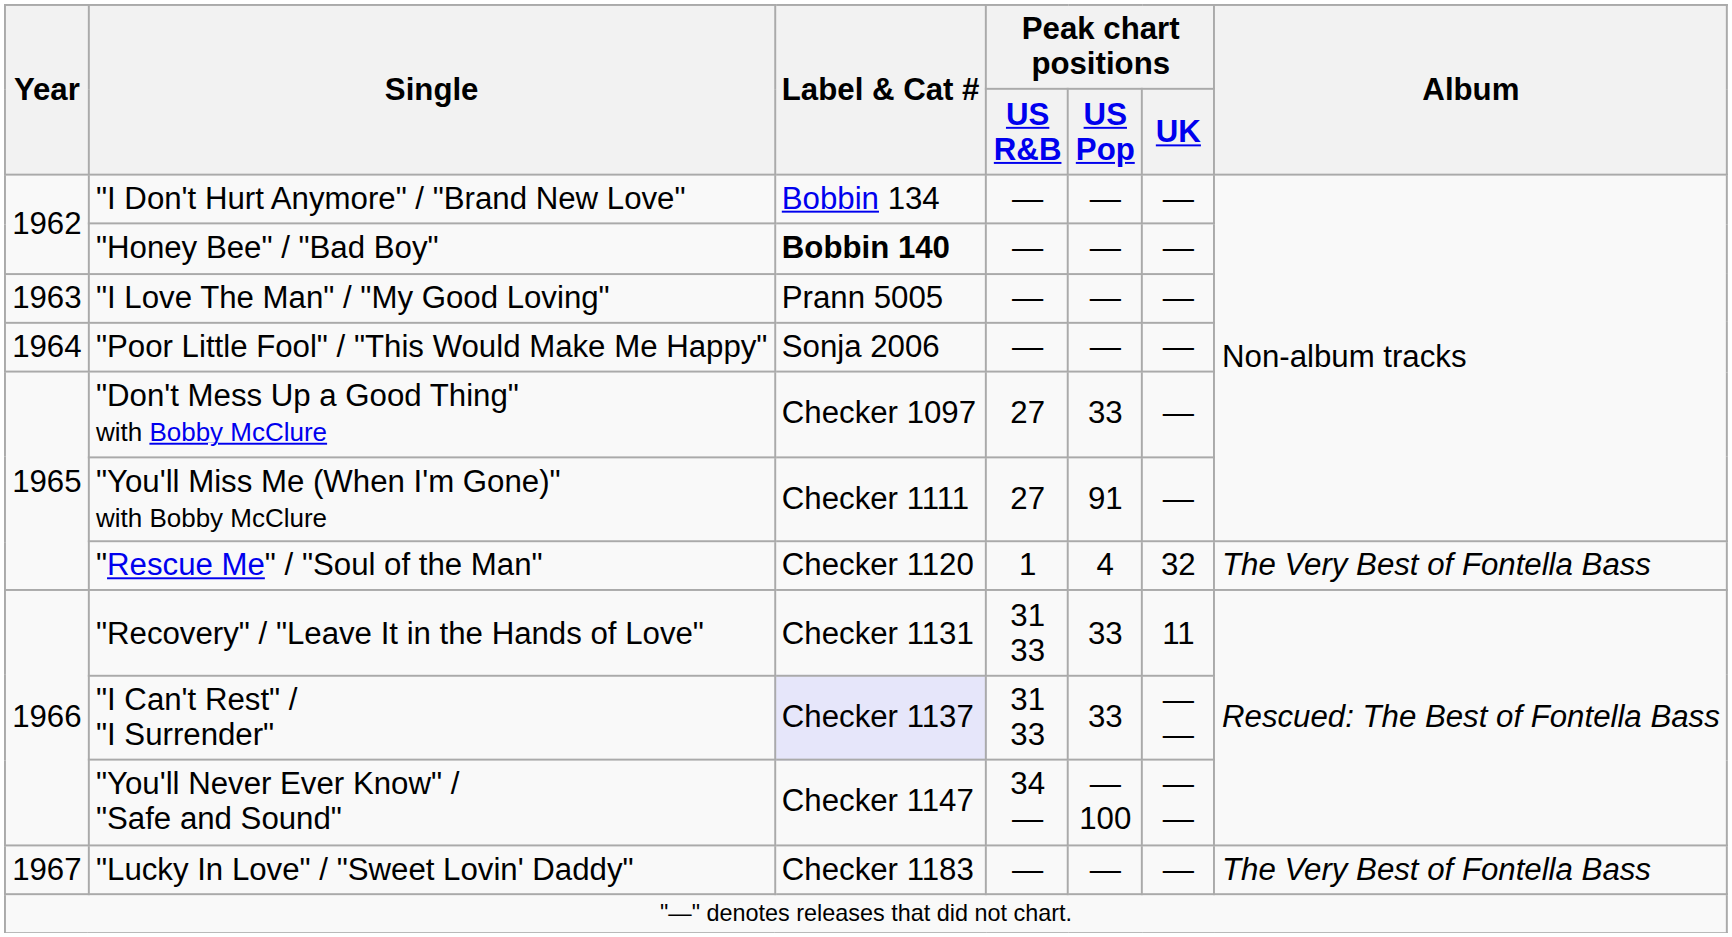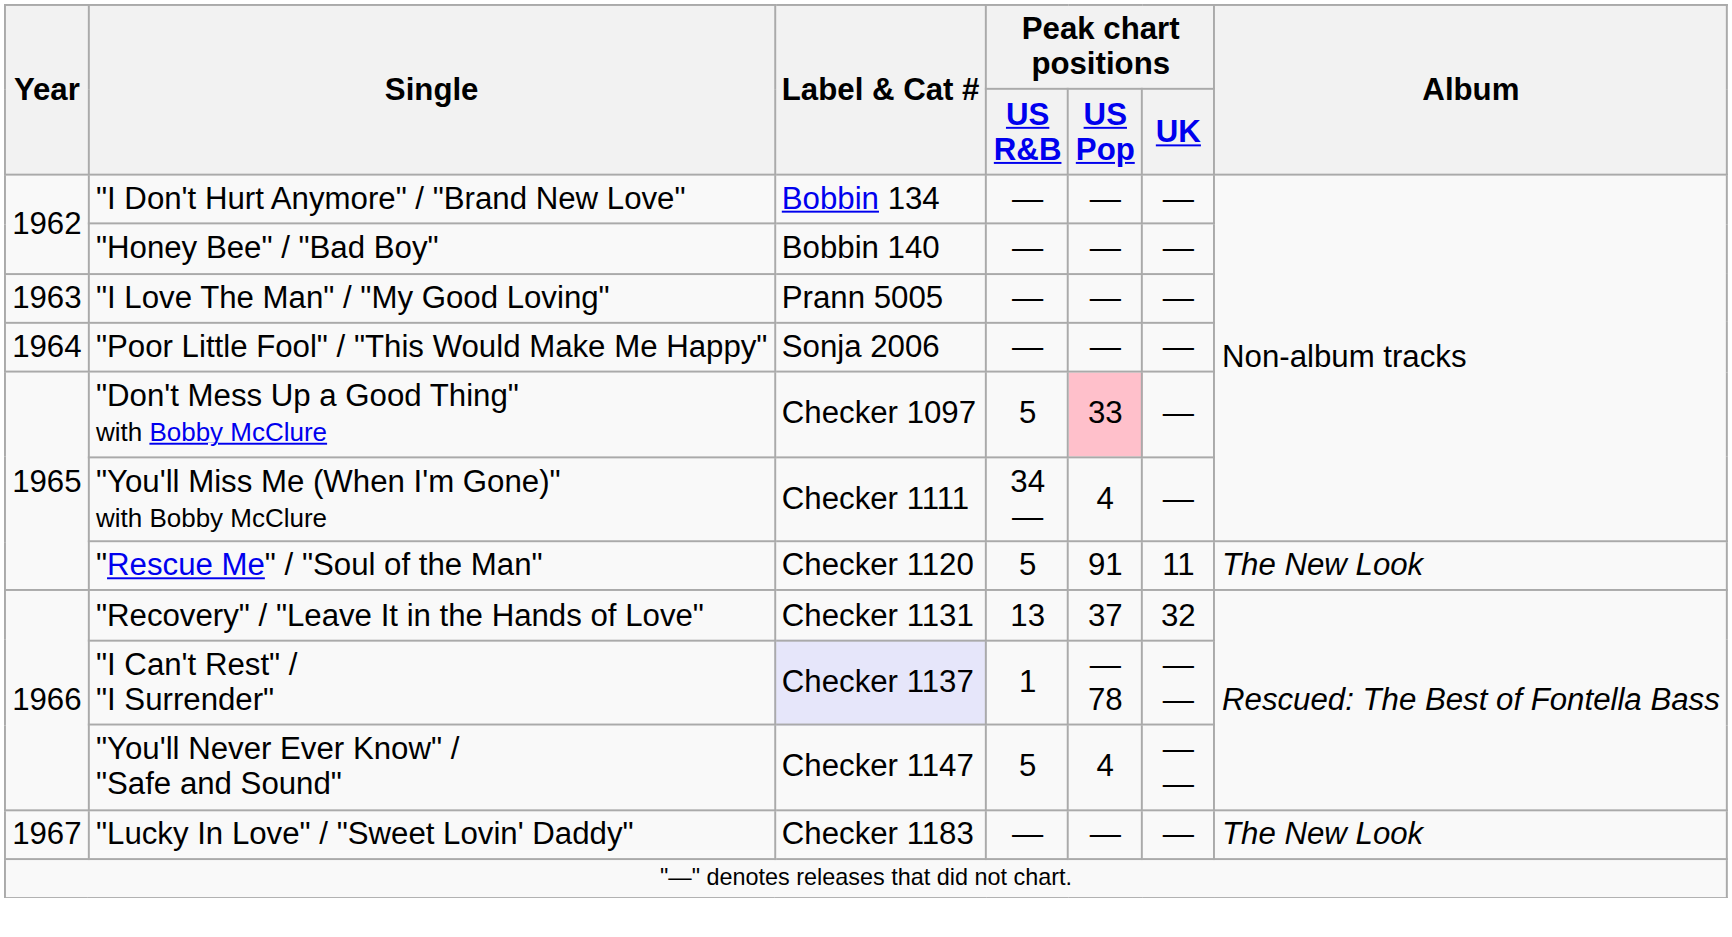(866, 247) bold -> (861, 247) normal
(1028, 413) 27 -> (1028, 413) 5
(1105, 413) no background -> (1105, 413) pink background
(1028, 498) 27 -> (1028, 498) 34 —
(1105, 498) 91 -> (1105, 498) 4
(1028, 565) 1 -> (1028, 565) 5
(1105, 565) 4 -> (1105, 565) 91
(1178, 565) 32 -> (1178, 565) 11
(1436, 565) The Very Best of Fontella Bass -> (1323, 565) The New Look
(1028, 632) 31 33 -> (1028, 614) 13
(1105, 632) 33 -> (1105, 614) 37
(1178, 632) 11 -> (1178, 614) 32
(1028, 717) 31 33 -> (1028, 682) 1
(1105, 717) 33 -> (1105, 682) — 78
(1028, 801) 34 — -> (1028, 766) 5
(1105, 801) — 100 -> (1105, 766) 4
(1436, 868) The Very Best of Fontella Bass -> (1323, 833) The New Look
